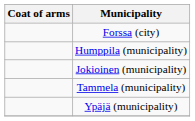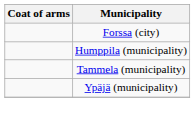- row: (131, 69)
